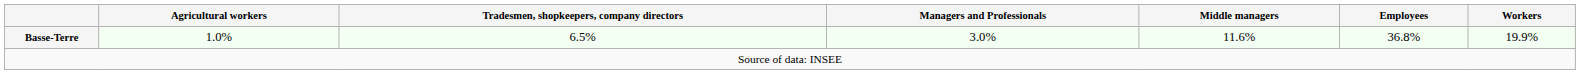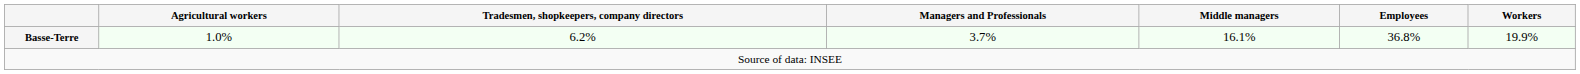(583, 37) 6.5% -> (583, 37) 6.2%
(983, 37) 3.0% -> (983, 37) 3.7%
(1239, 37) 11.6% -> (1239, 37) 16.1%
